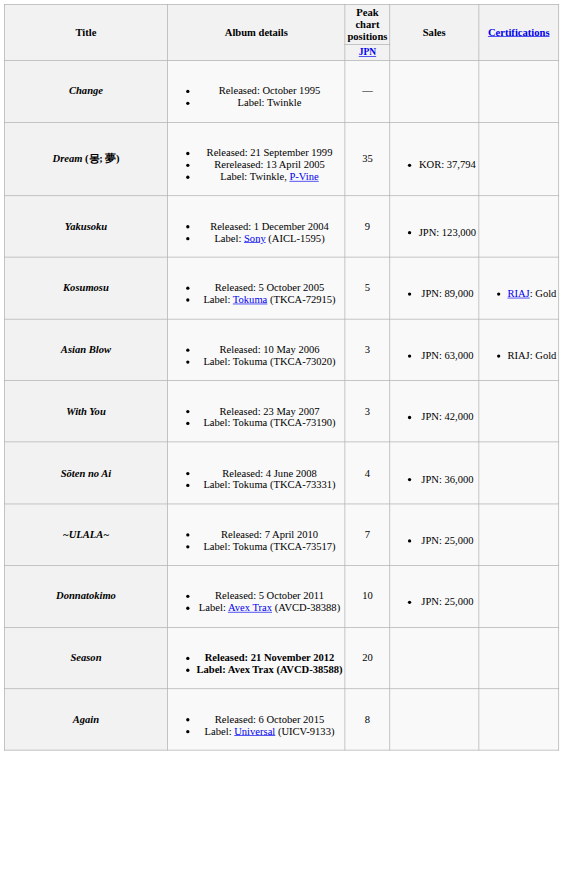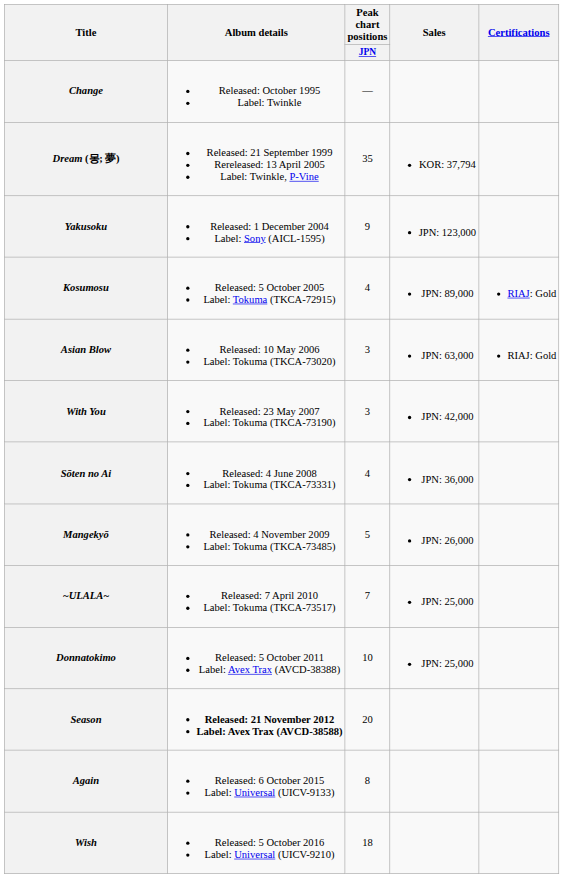(367, 288) 5 -> (367, 288) 4
+ row: (86, 534)
+ row: (86, 842)
